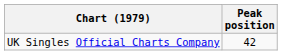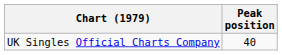(250, 42) 42 -> (250, 42) 40
